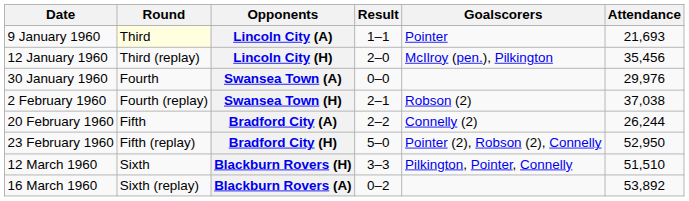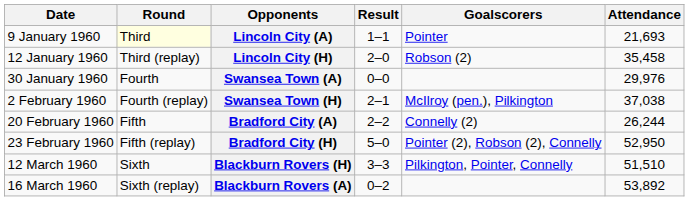(479, 57) McIlroy (pen.), Pilkington -> (438, 57) Robson (2)
(644, 57) 35,456 -> (644, 57) 35,458
(438, 100) Robson (2) -> (479, 100) McIlroy (pen.), Pilkington
